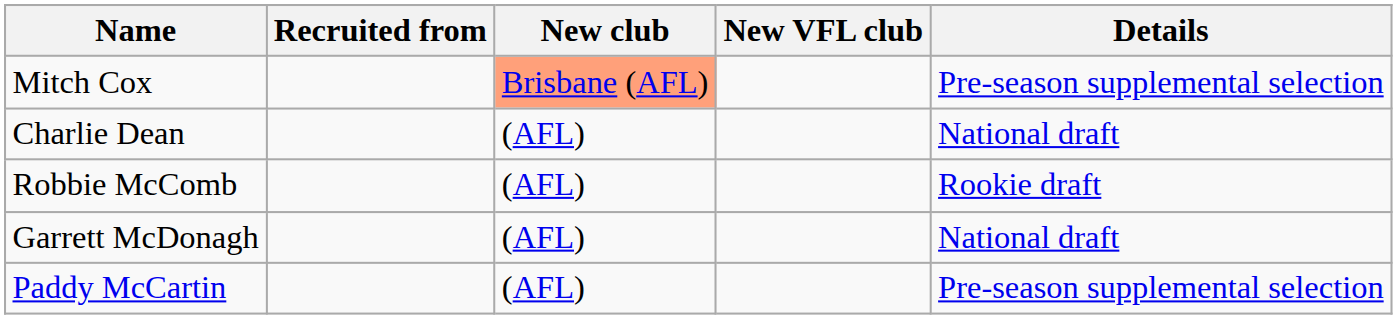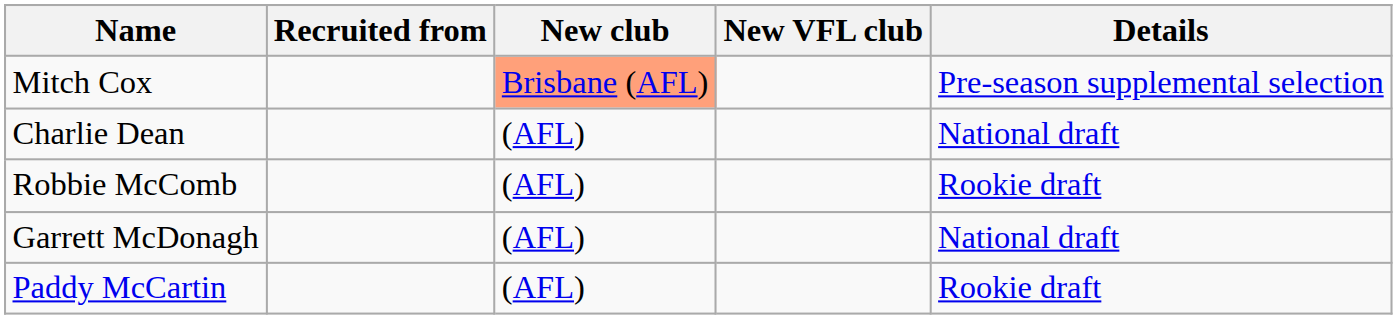(1161, 287) Pre-season supplemental selection -> (1020, 287) Rookie draft
